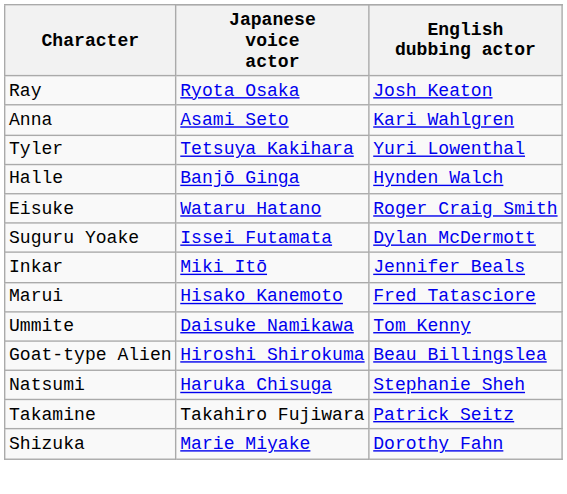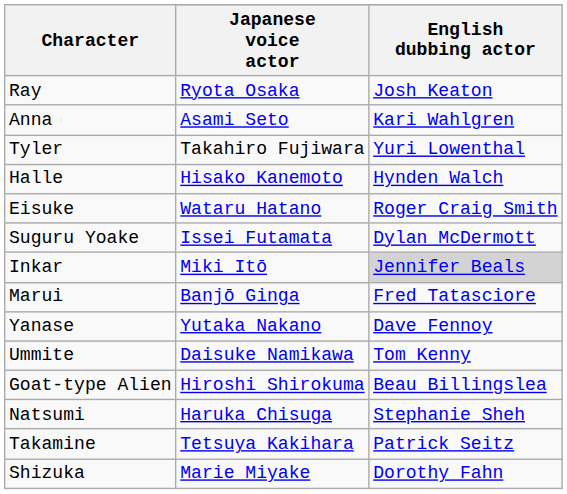(267, 149) Tetsuya Kakihara -> (272, 149) Takahiro Fujiwara
(240, 179) Banjō Ginga -> (262, 179) Hisako Kanemoto
(449, 267) no background -> (449, 267) lightgrey background
(262, 297) Hisako Kanemoto -> (240, 297) Banjō Ginga
+ row: (42, 326)
(272, 415) Takahiro Fujiwara -> (267, 444) Tetsuya Kakihara
